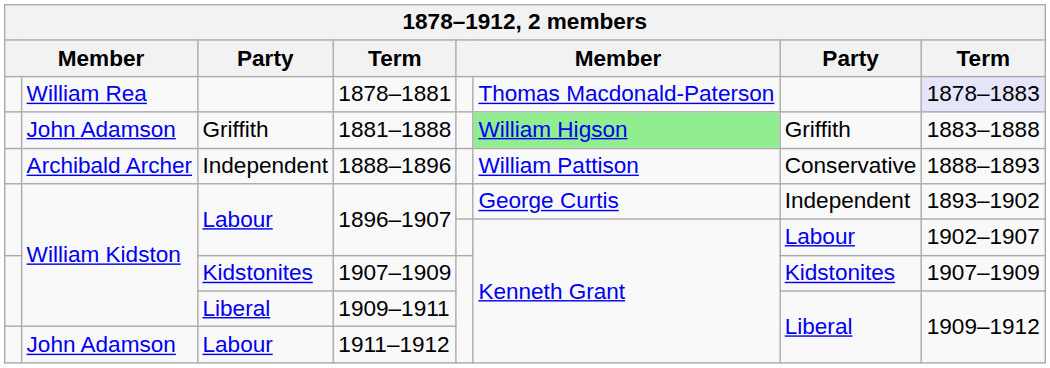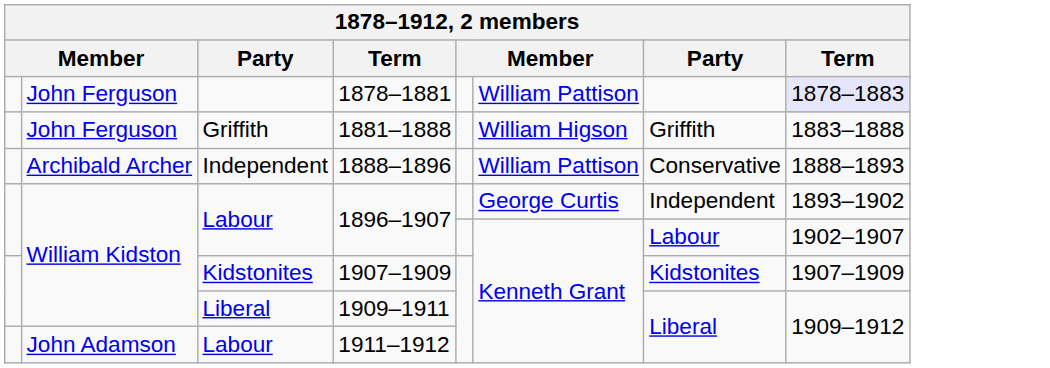(87, 93) William Rea -> (102, 93) John Ferguson
(626, 93) Thomas Macdonald-Paterson -> (559, 93) William Pattison
(101, 129) John Adamson -> (102, 129) John Ferguson
(553, 129) lightgreen background -> (553, 129) no background
